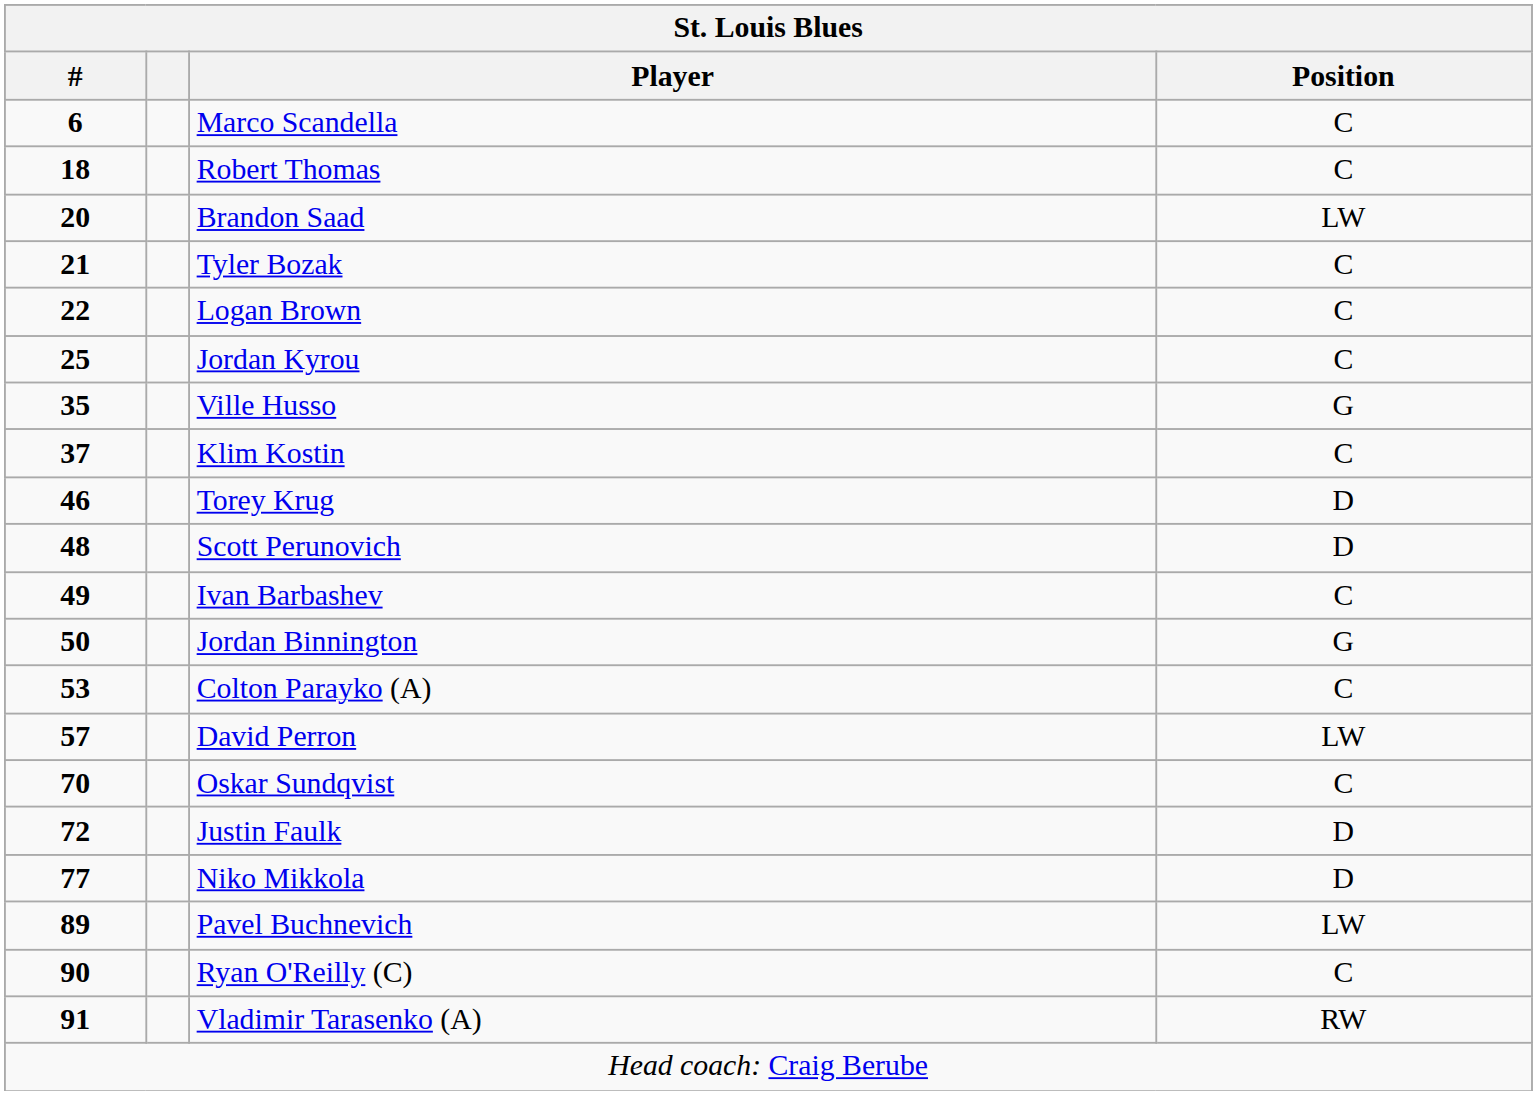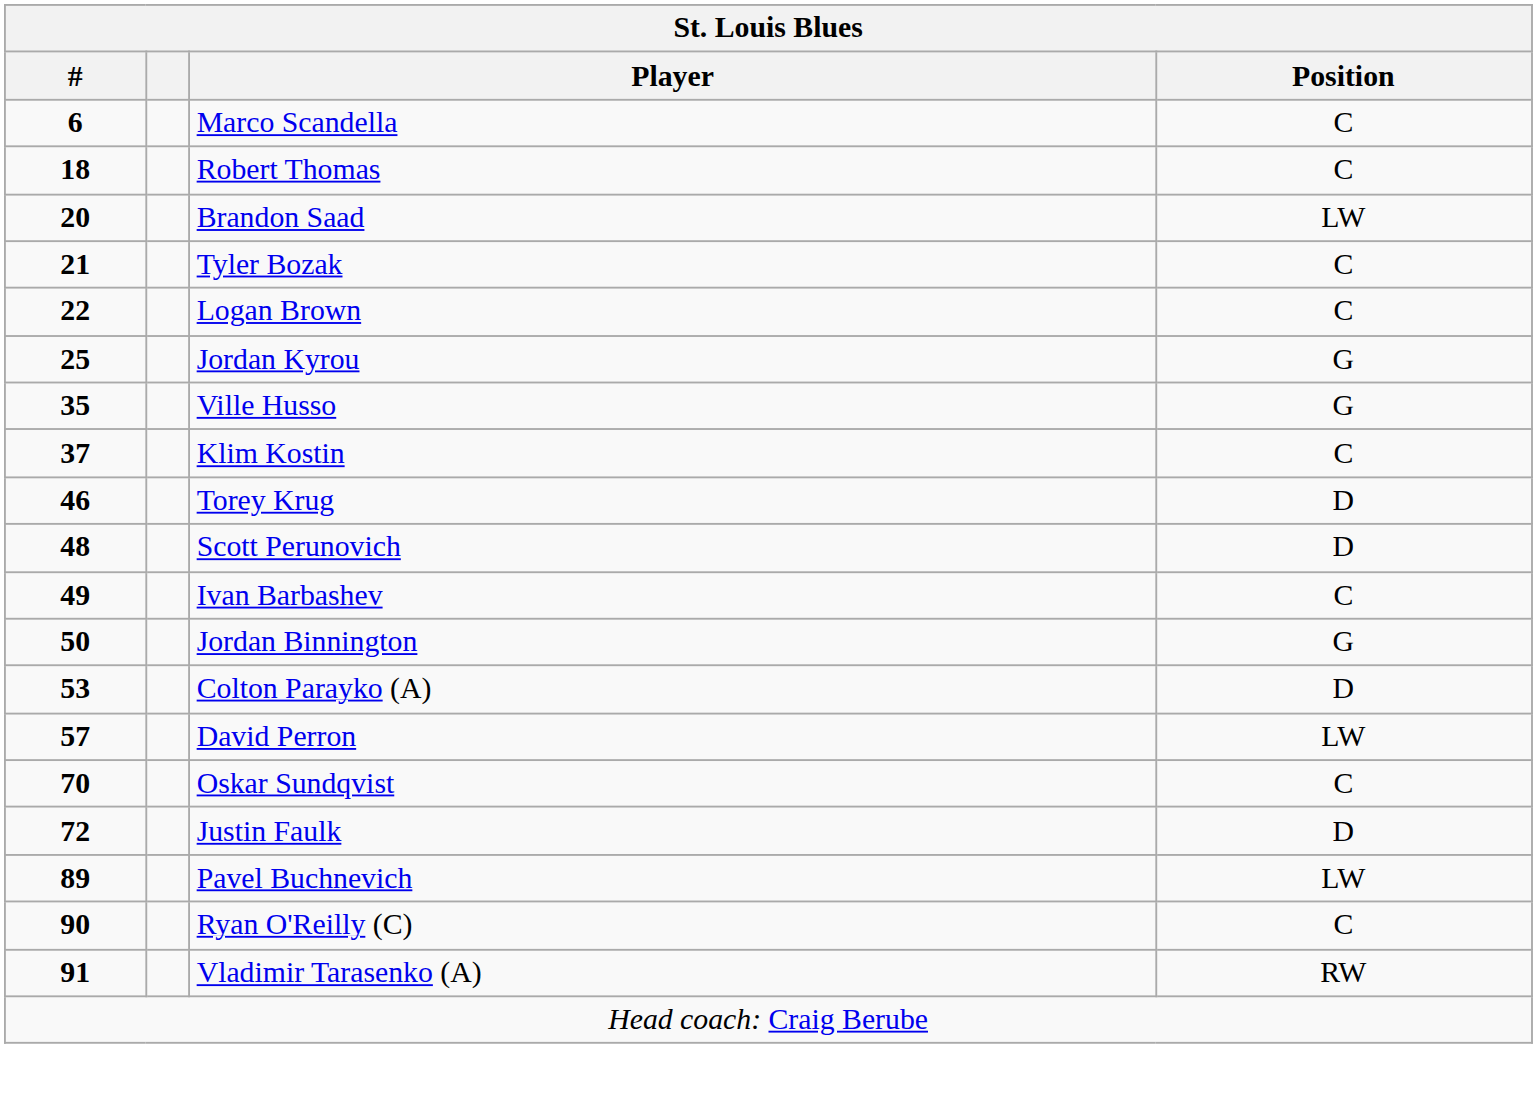(1343, 358) C -> (1343, 358) G
(1343, 688) C -> (1343, 688) D
- row: (281, 877)
